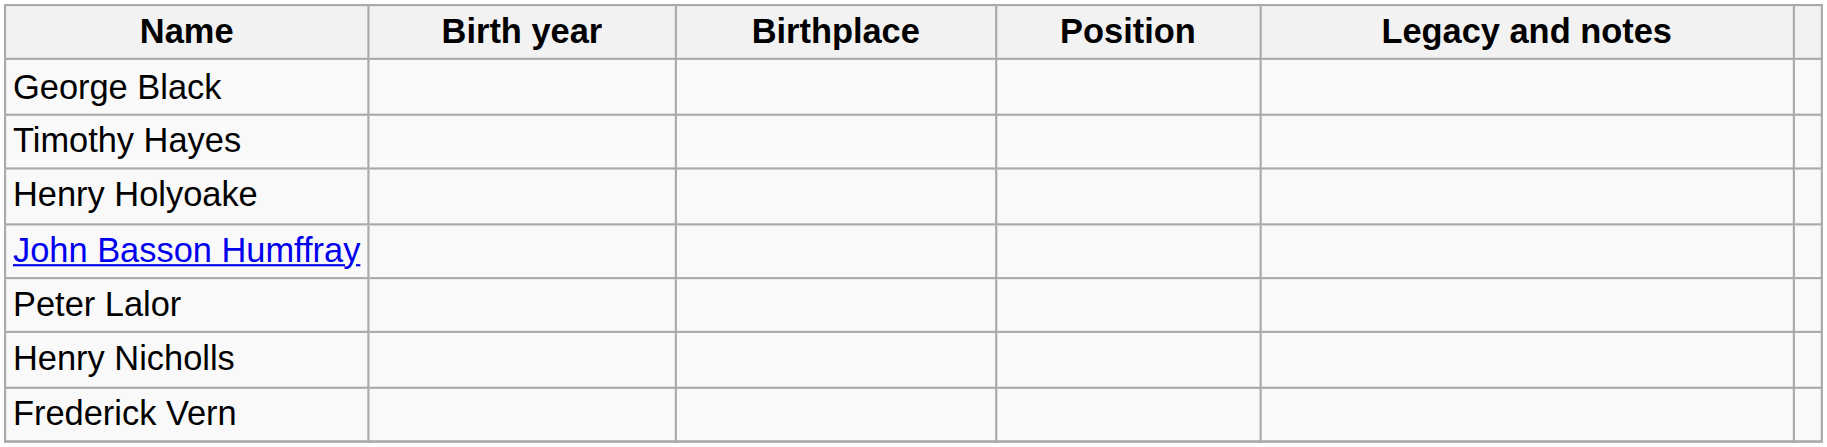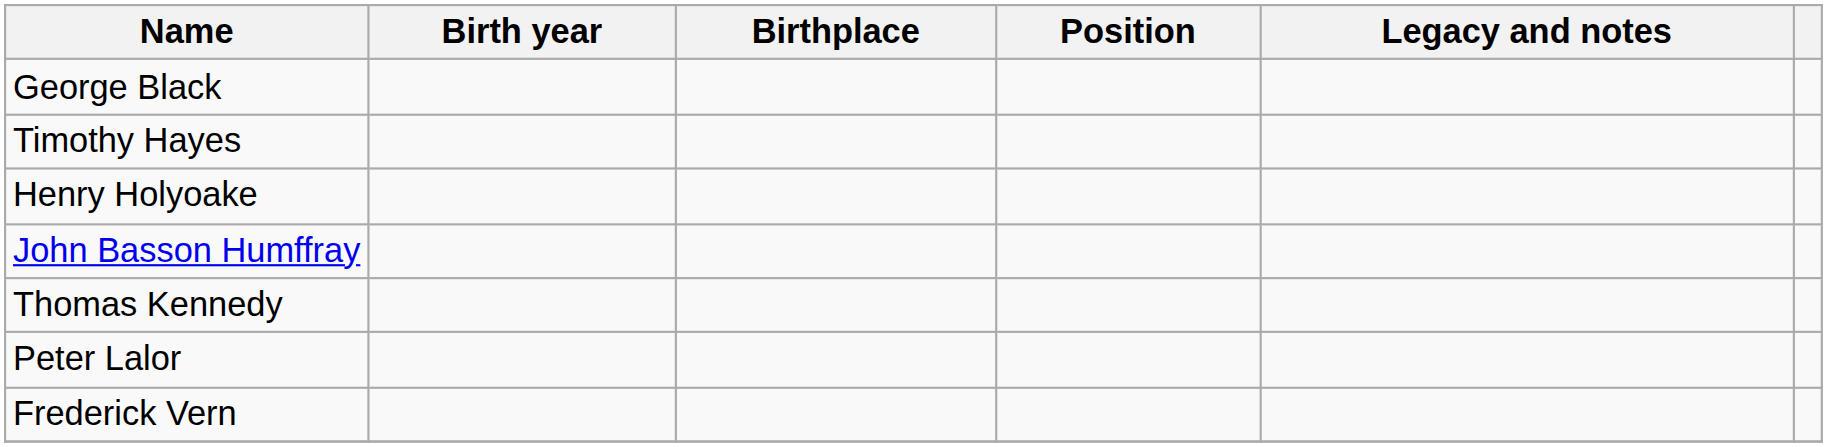+ row: (148, 304)
- row: (124, 359)
